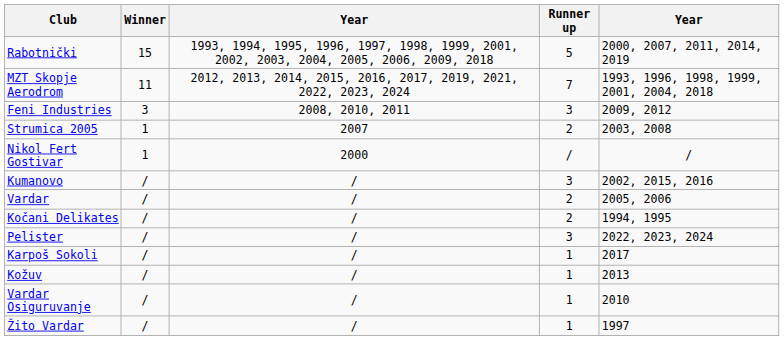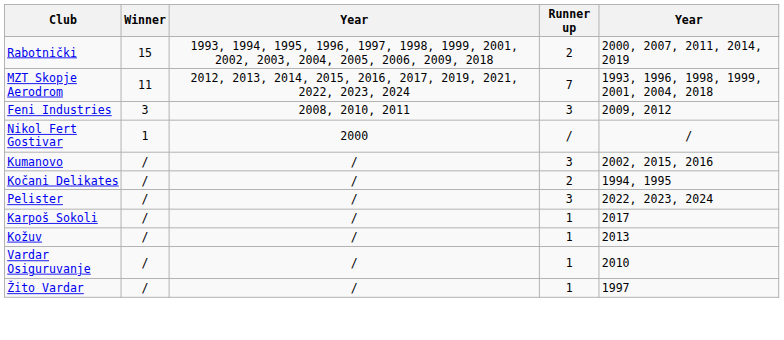(569, 53) 5 -> (569, 53) 2
- row: (52, 129)
- row: (28, 199)
